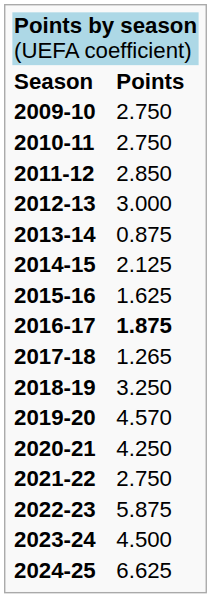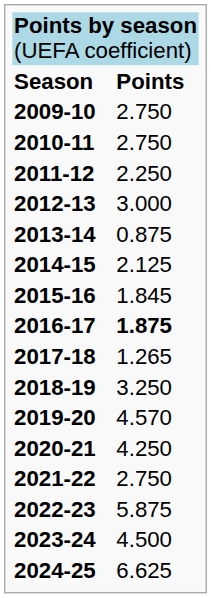(144, 173) 2.850 -> (144, 173) 2.250
(144, 295) 1.625 -> (144, 295) 1.845
